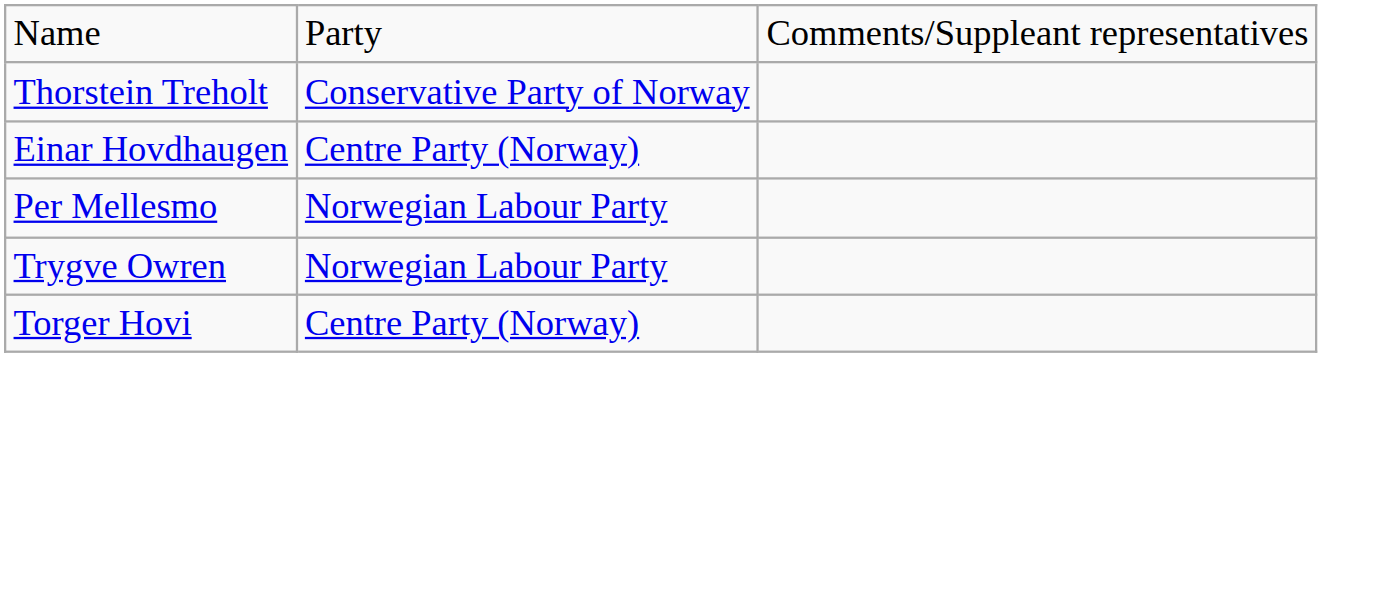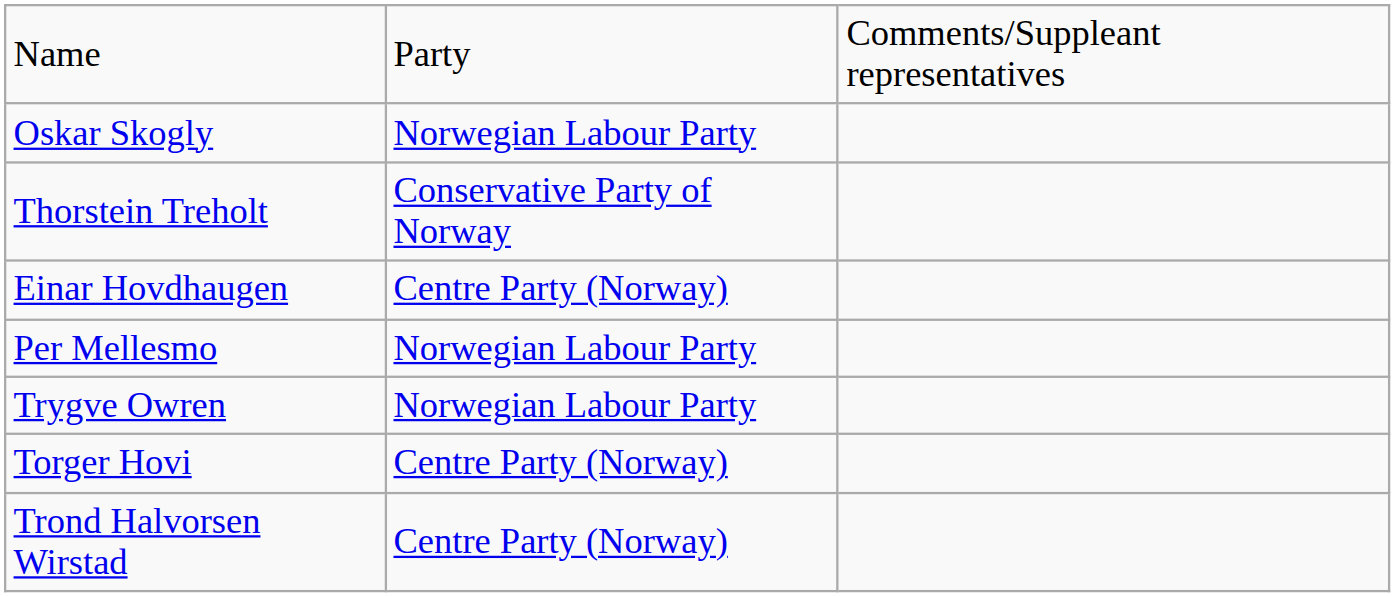+ row: (113, 132)
+ row: (137, 541)
